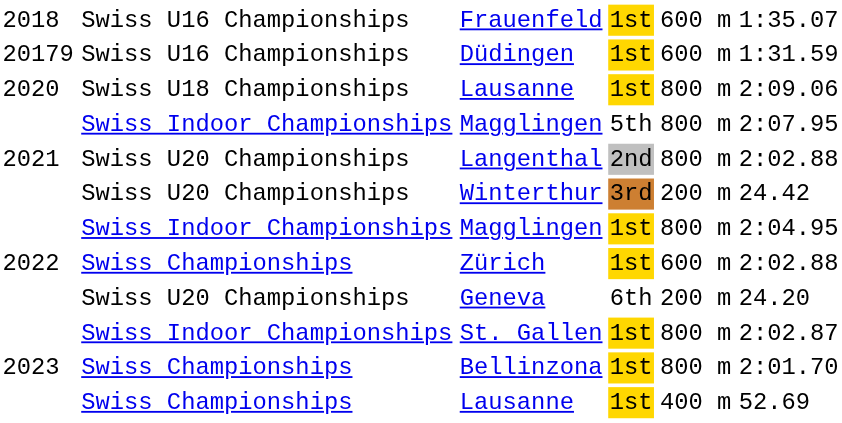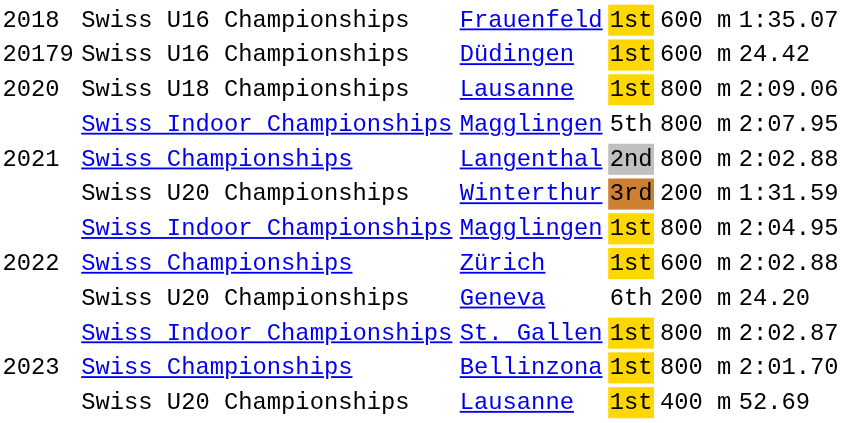(789, 55) 1:31.59 -> (774, 55) 24.42
(245, 159) Swiss U20 Championships -> (217, 159) Swiss Championships
(774, 194) 24.42 -> (789, 194) 1:31.59
(217, 403) Swiss Championships -> (245, 403) Swiss U20 Championships
